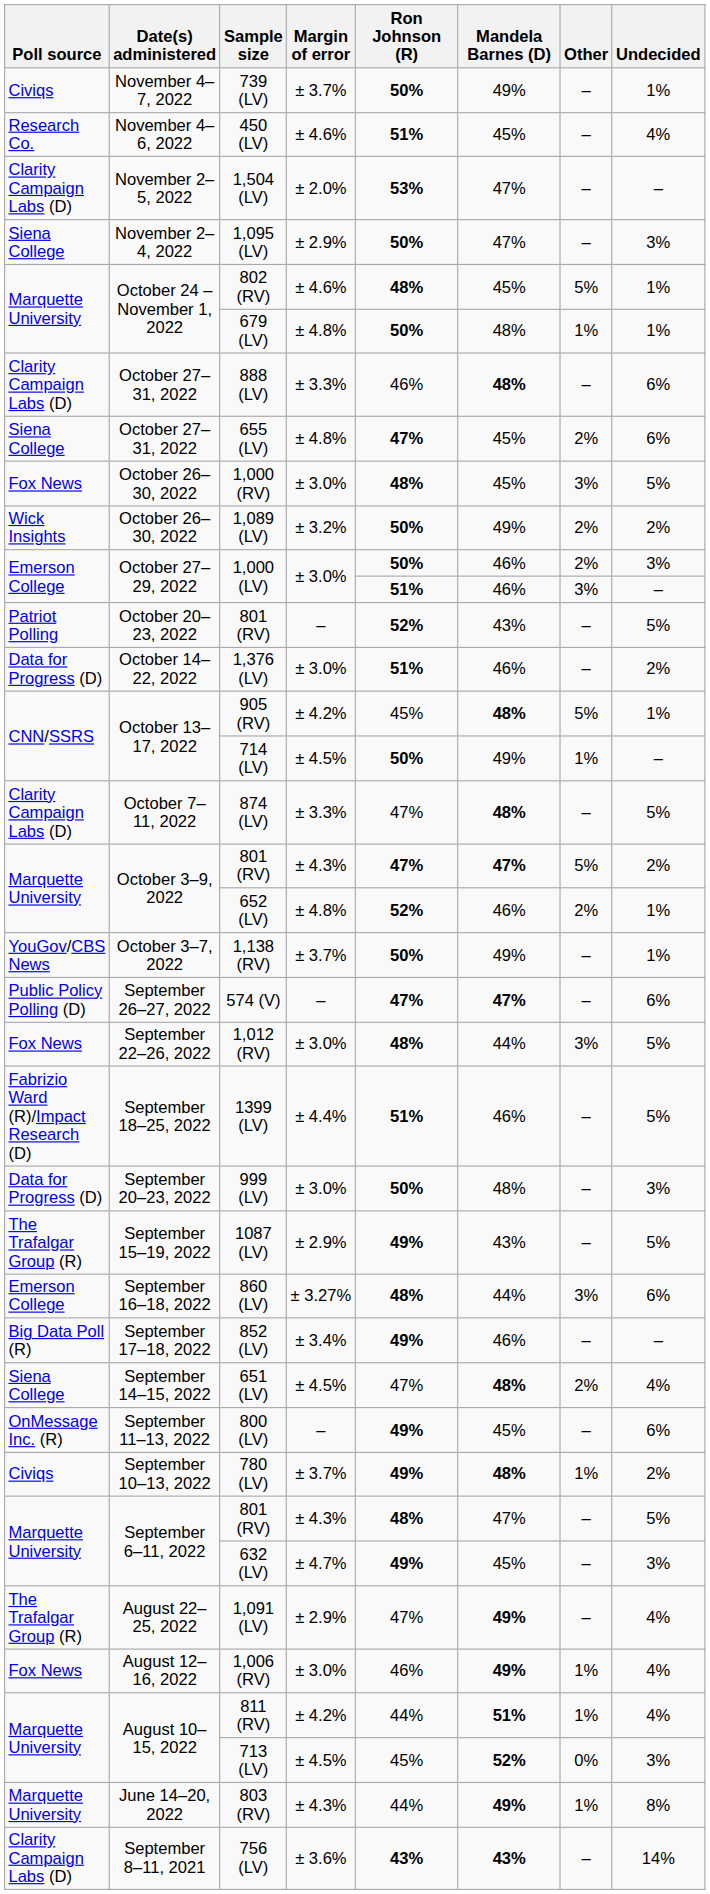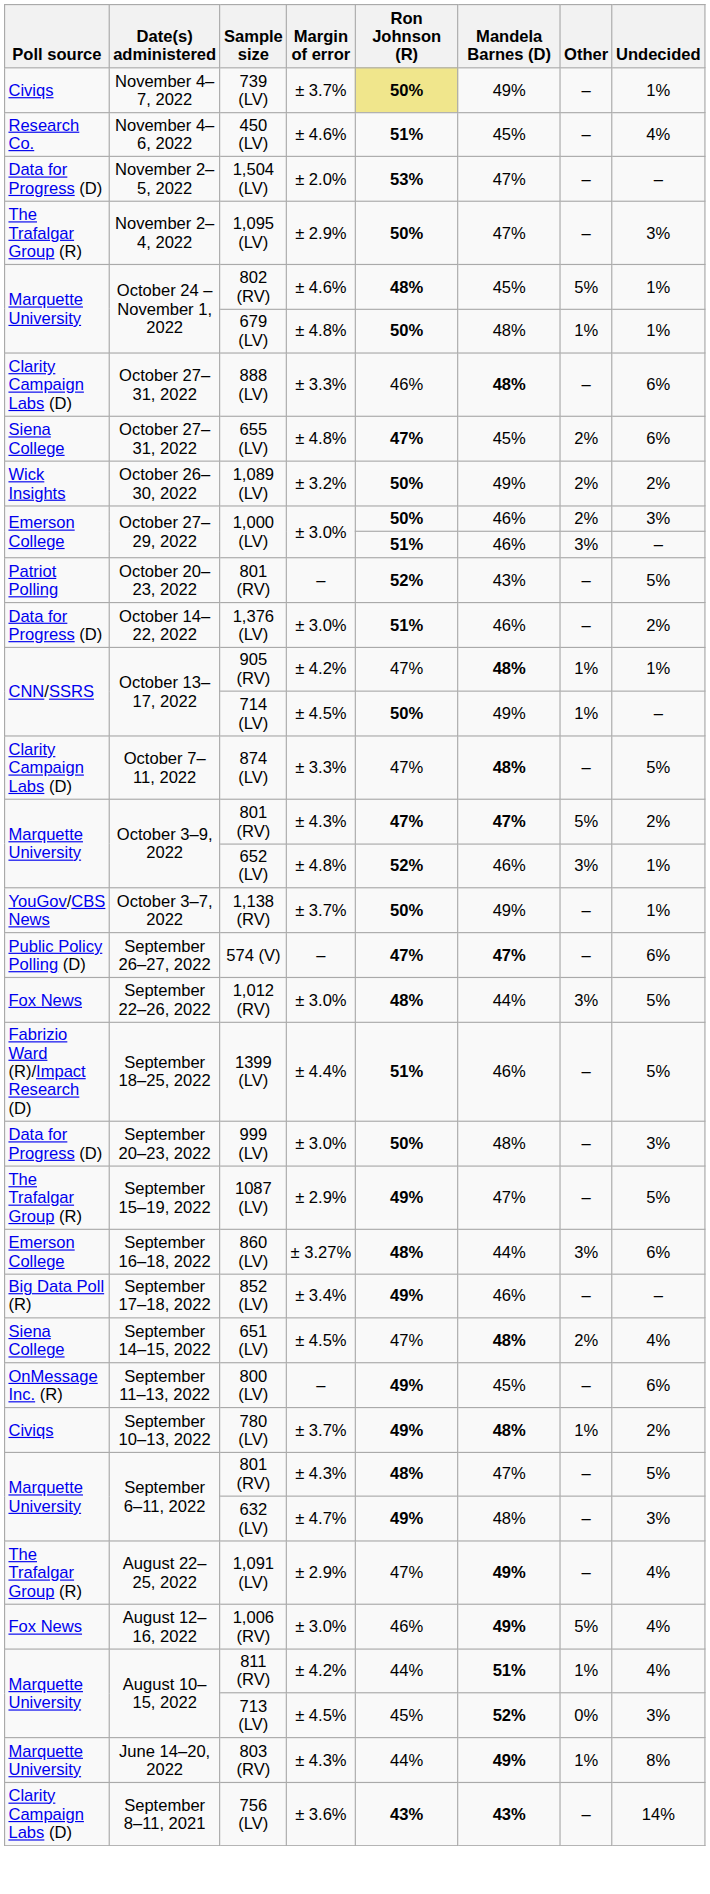(407, 90) no background -> (407, 90) khaki background
(46, 189) Clarity Campaign Labs (D) -> (55, 179) Data for Progress (D)
(37, 242) Siena College -> (45, 233) The Trafalgar Group (R)
- row: (165, 484)
(407, 714) 45% -> (407, 670) 47%
(586, 714) 5% -> (586, 670) 1%
(586, 911) 2% -> (586, 866) 3%
(509, 1243) 43% -> (509, 1198) 47%
(509, 1564) 45% -> (509, 1519) 48%
(586, 1671) 1% -> (586, 1627) 5%
